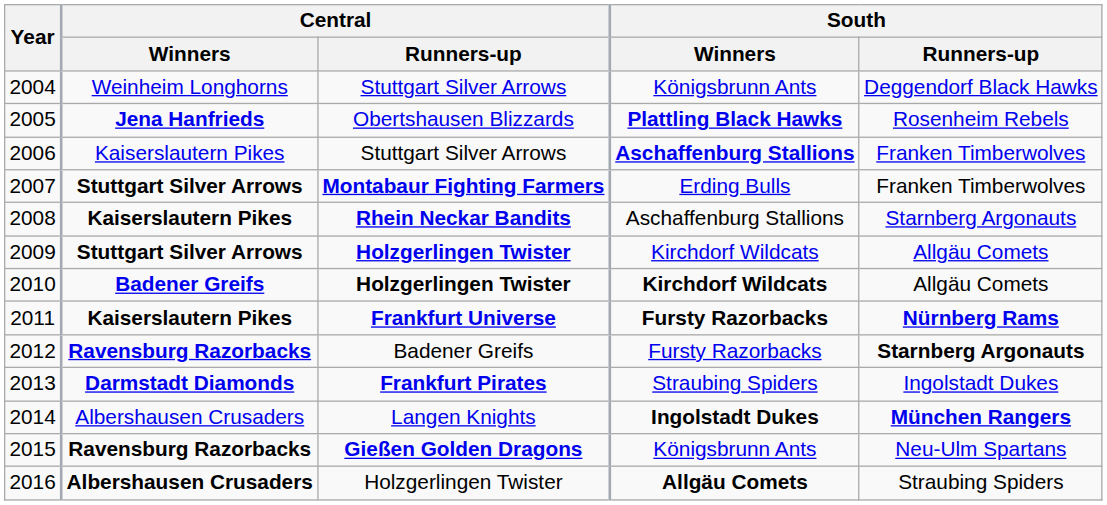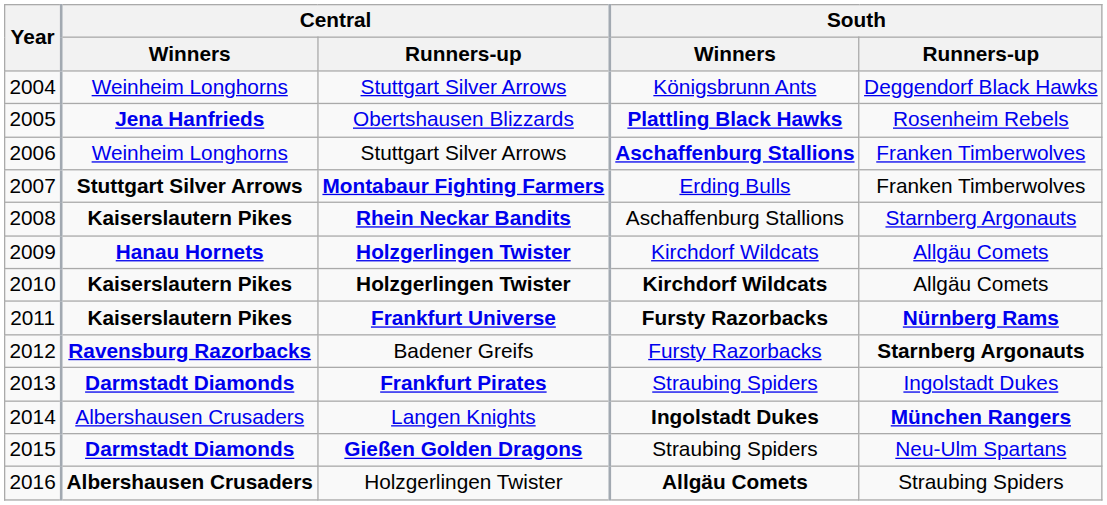(190, 152) Kaiserslautern Pikes -> (190, 152) Weinheim Longhorns
(190, 251) Stuttgart Silver Arrows -> (190, 251) Hanau Hornets
(190, 284) Badener Greifs -> (190, 284) Kaiserslautern Pikes
(190, 449) Ravensburg Razorbacks -> (190, 449) Darmstadt Diamonds
(735, 449) Königsbrunn Ants -> (735, 449) Straubing Spiders
